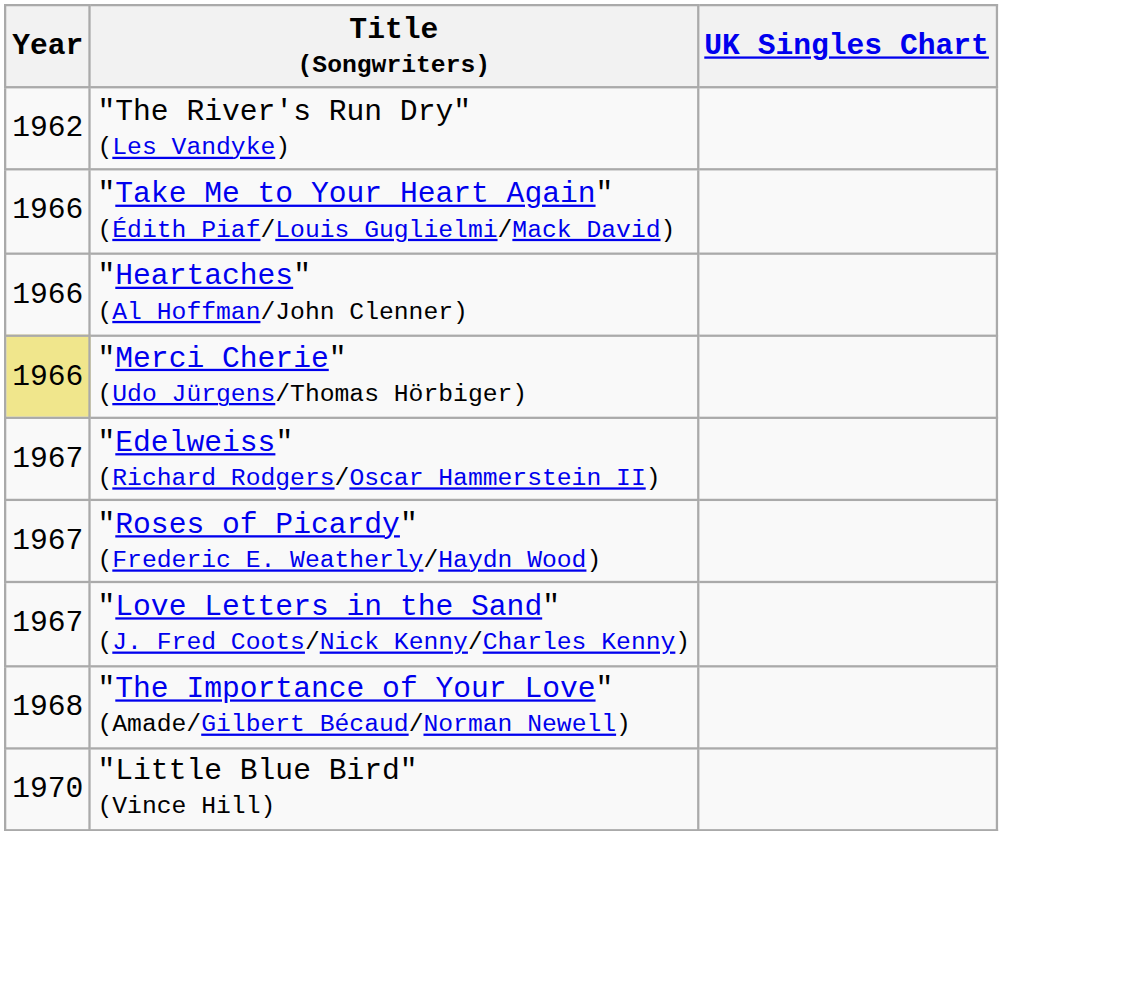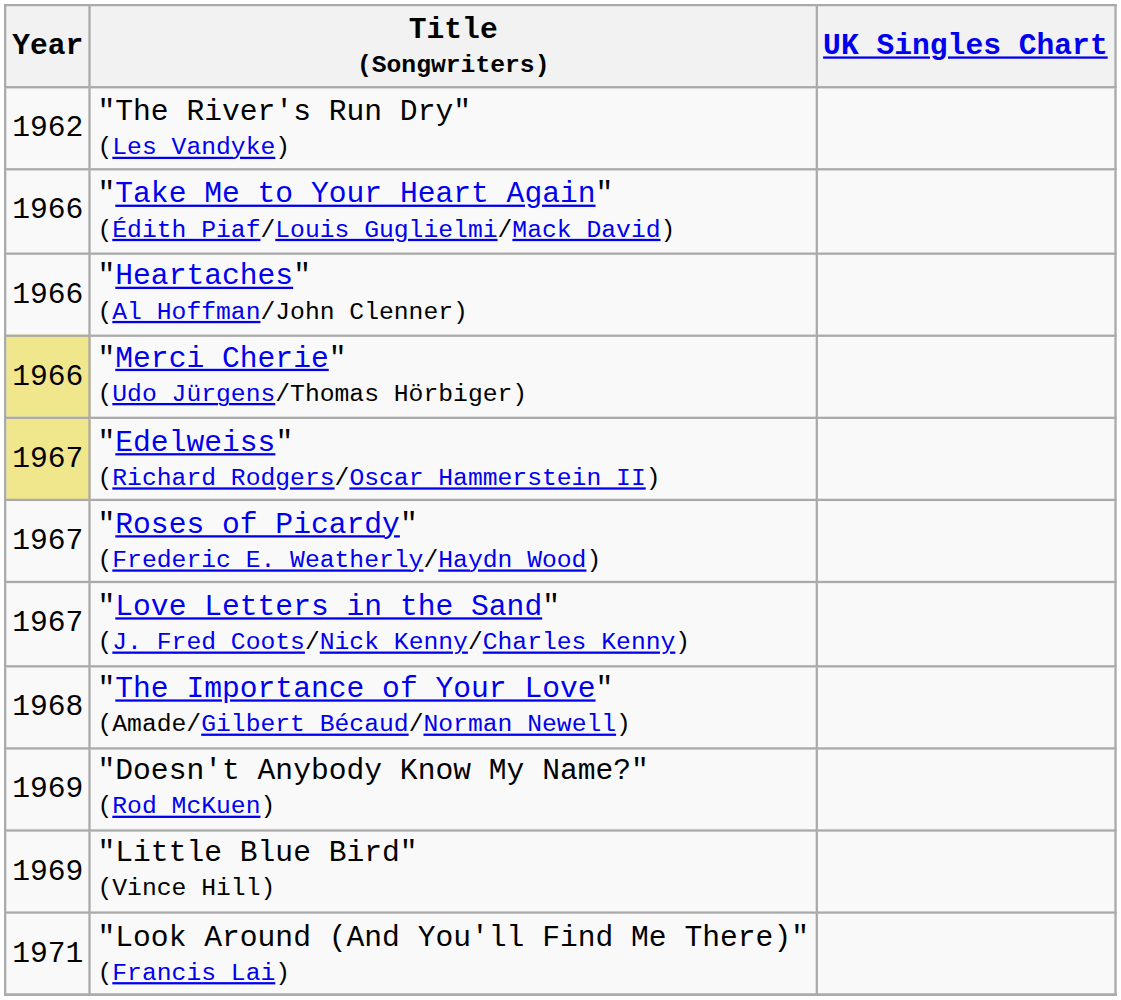(48, 459) no background -> (48, 459) khaki background
+ row: (373, 788)
(48, 789) 1970 -> (48, 871) 1969
+ row: (453, 953)
